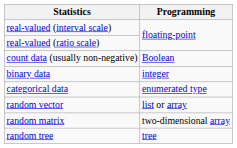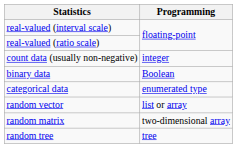(158, 58) Boolean -> (156, 58) integer
(156, 74) integer -> (158, 74) Boolean
